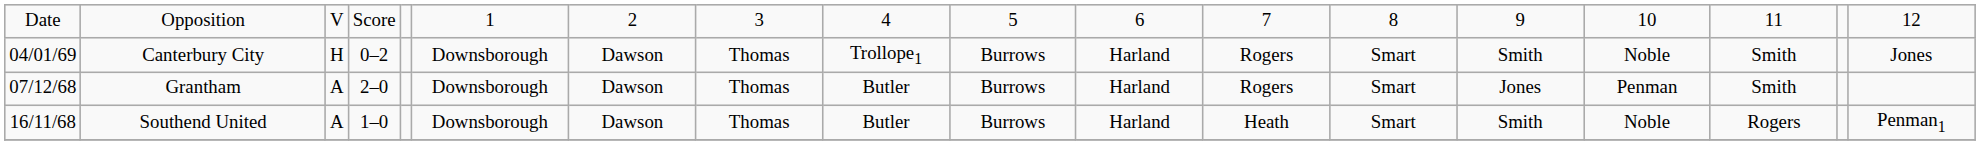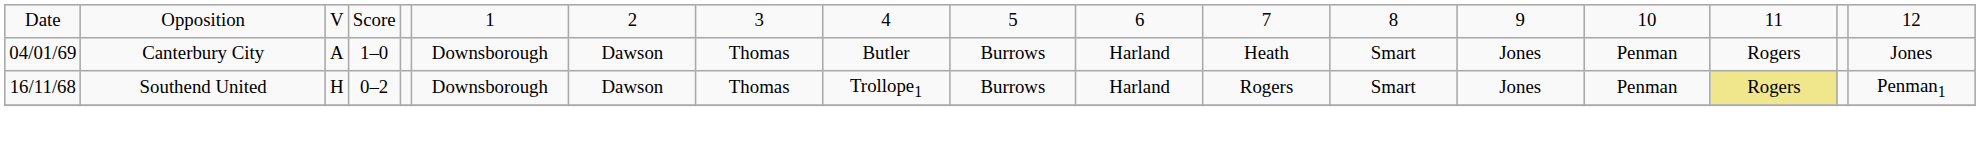(337, 54) H -> (337, 53) A
(374, 54) 0–2 -> (374, 53) 1–0
(886, 55) Trollope1 -> (886, 53) Butler
(1267, 54) Rogers -> (1267, 53) Heath
(1520, 54) Smith -> (1520, 53) Jones
(1647, 54) Noble -> (1647, 53) Penman
(1774, 54) Smith -> (1774, 53) Rogers
- row: (203, 88)
(337, 121) A -> (337, 87) H
(374, 121) 1–0 -> (374, 87) 0–2
(886, 121) Butler -> (886, 87) Trollope1
(1267, 121) Heath -> (1267, 87) Rogers
(1520, 121) Smith -> (1520, 87) Jones
(1647, 121) Noble -> (1647, 87) Penman
(1774, 121) no background -> (1774, 87) khaki background
